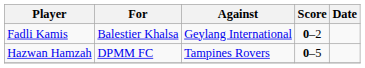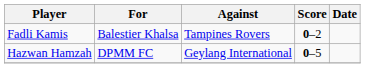(238, 33) Geylang International -> (227, 33) Tampines Rovers
(227, 53) Tampines Rovers -> (238, 53) Geylang International
